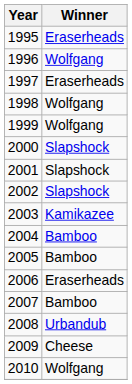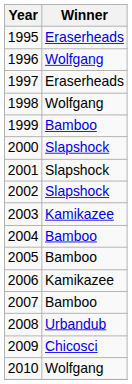(74, 125) Wolfgang -> (71, 125) Bamboo
(84, 280) Eraserheads -> (79, 280) Kamikazee
(69, 346) Cheese -> (71, 346) Chicosci
